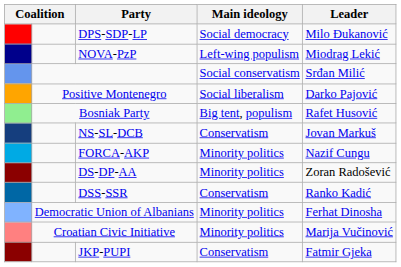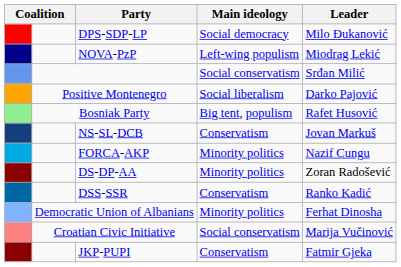(242, 232) Minority politics -> (250, 232) Social conservatism
